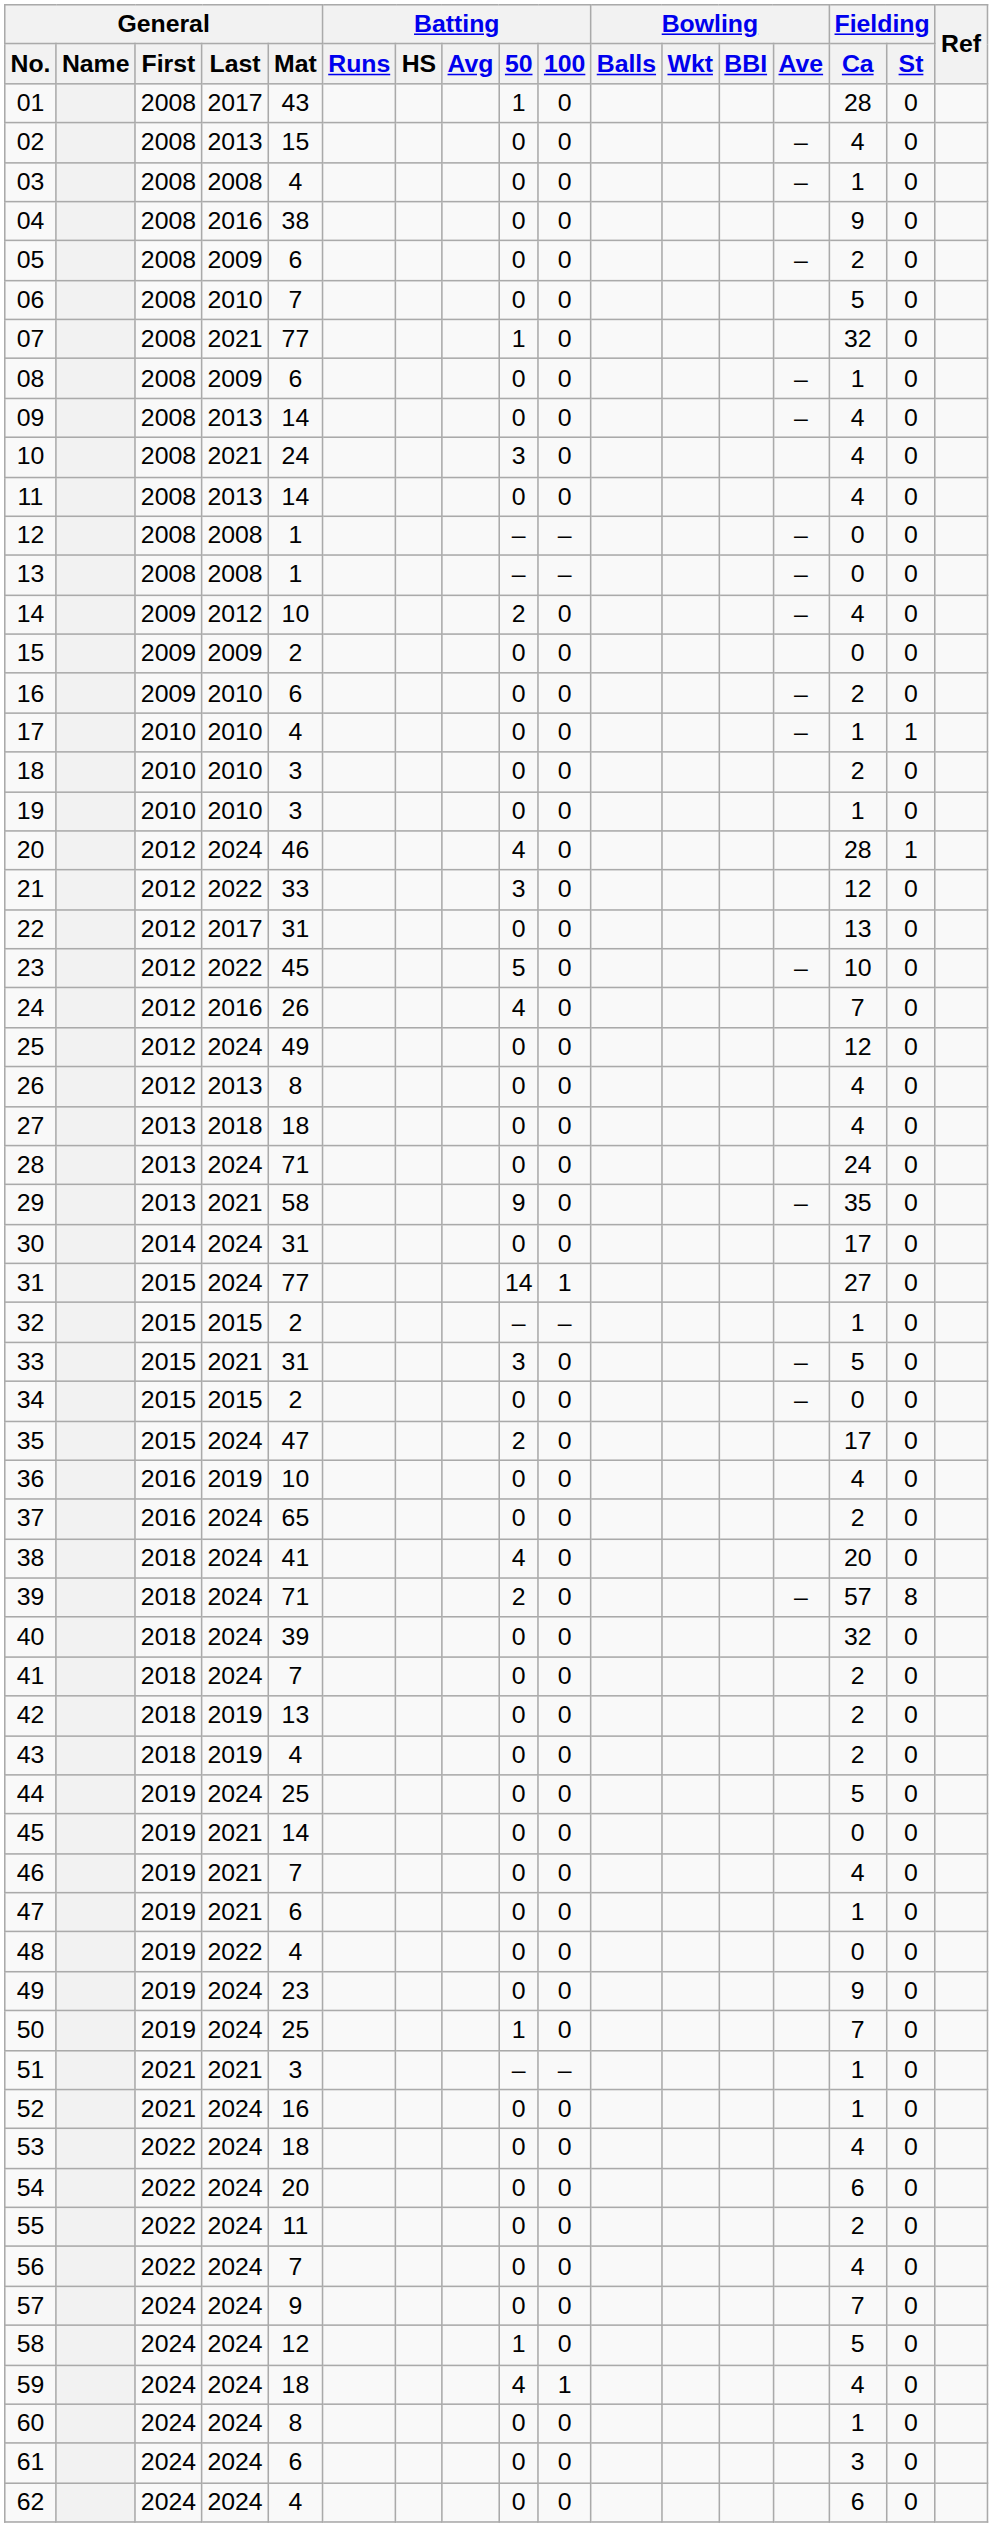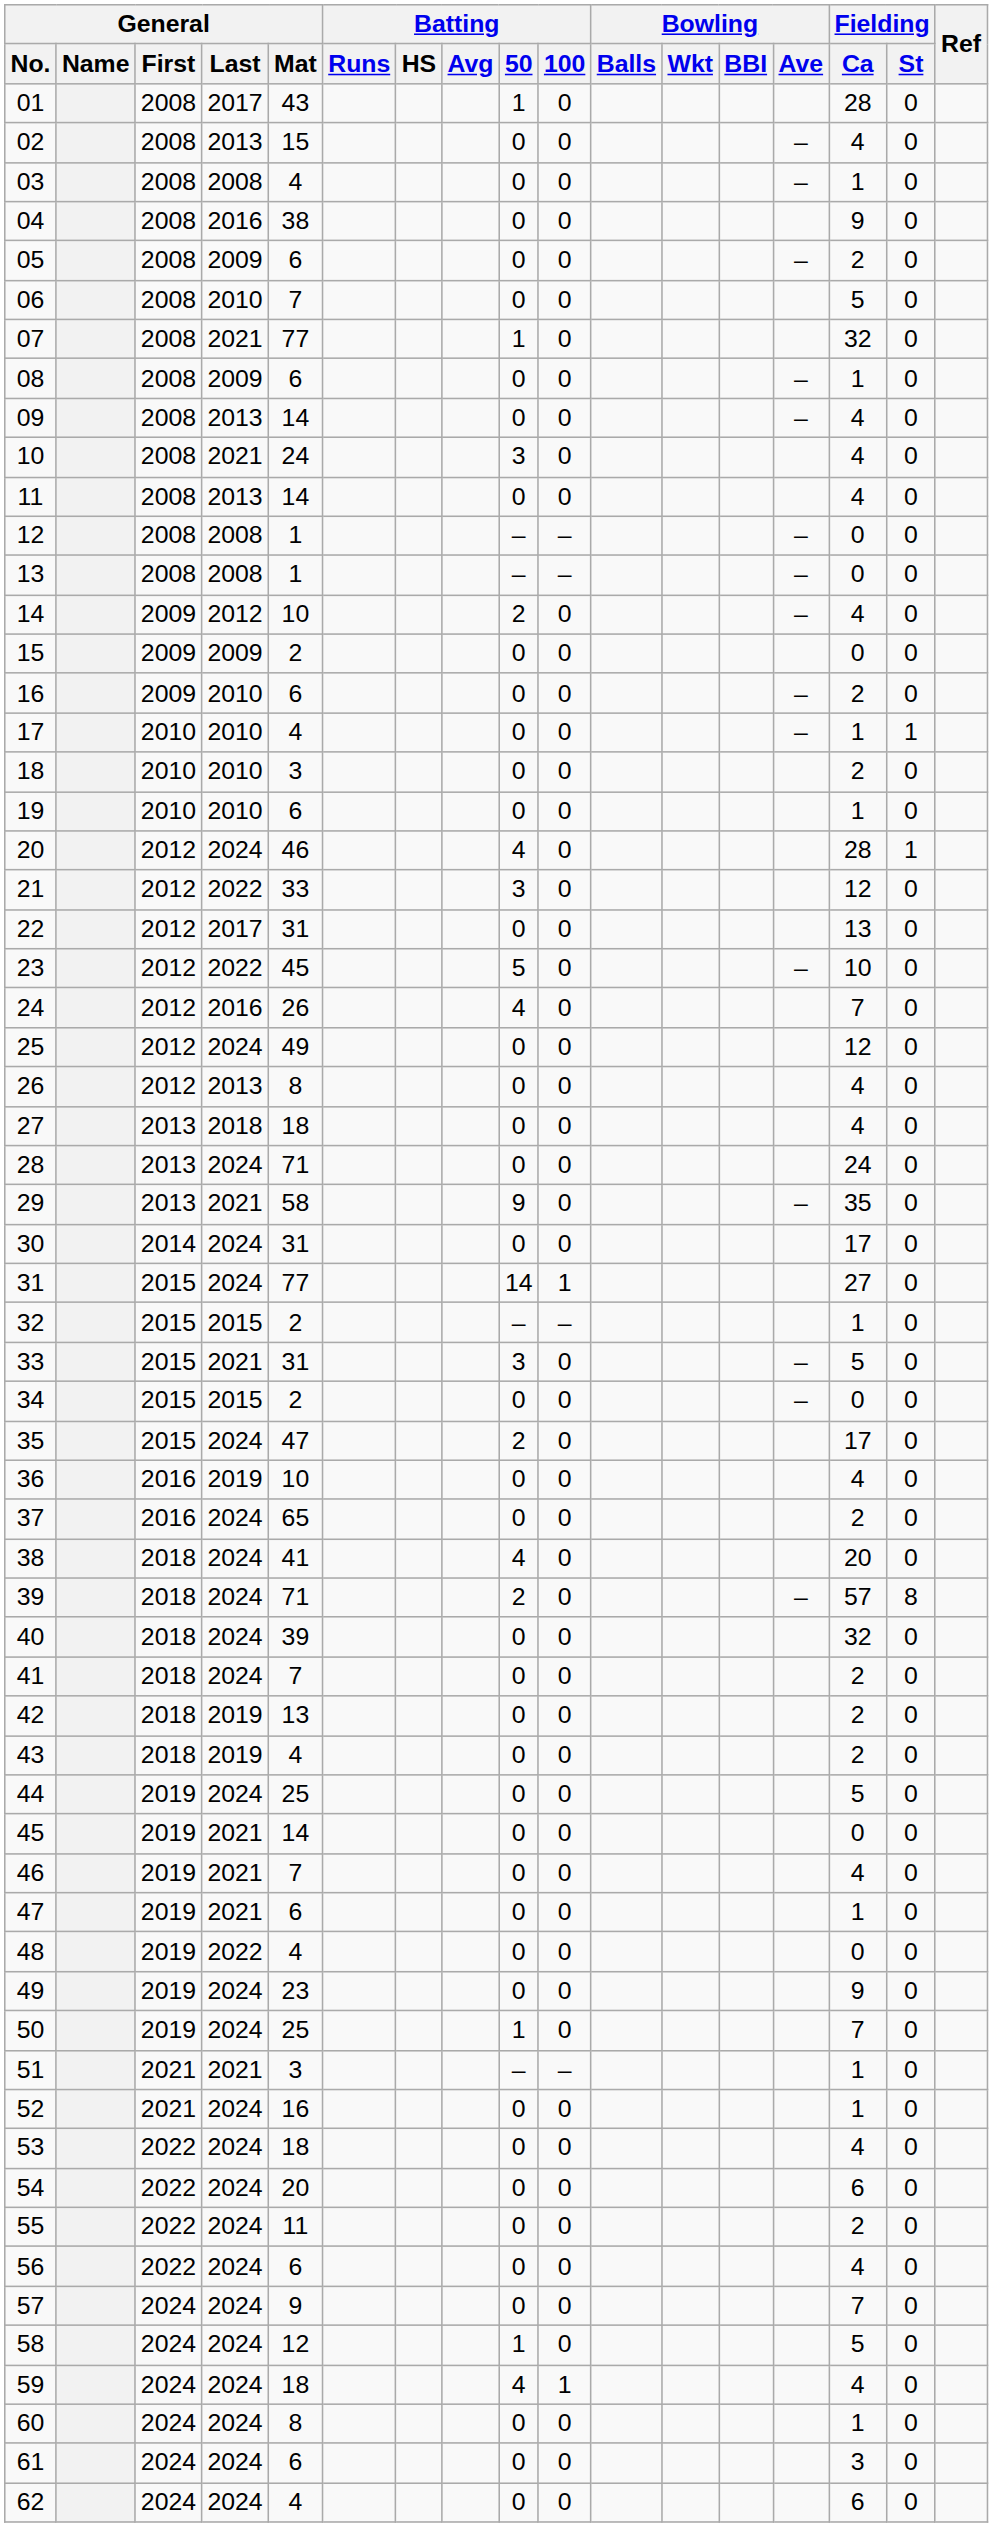(295, 810) 3 -> (295, 810) 6
(295, 2266) 7 -> (295, 2266) 6
